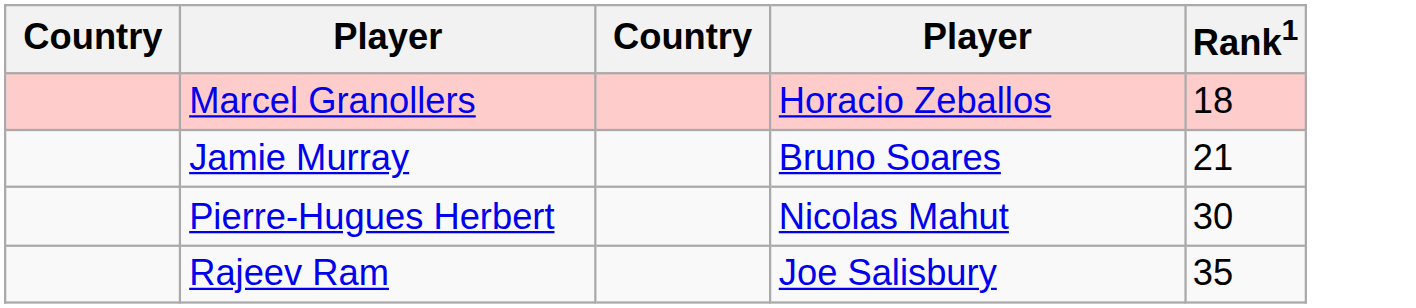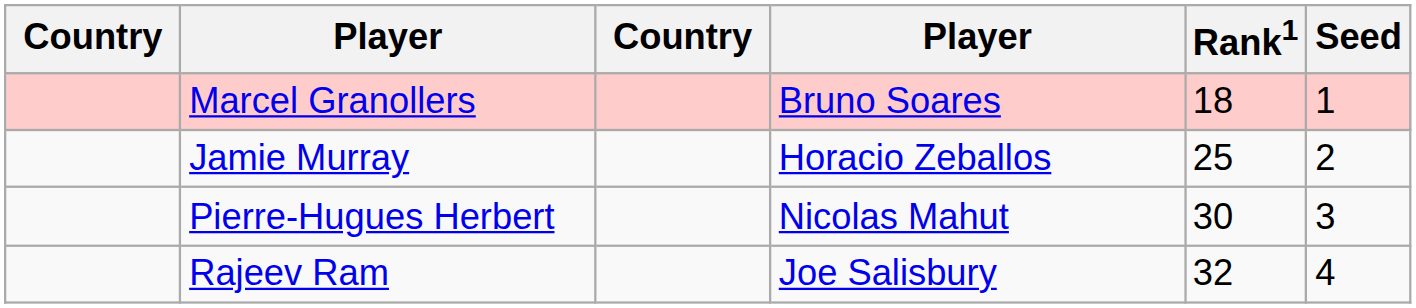+ column: (1359, 38)
(915, 100) Horacio Zeballos -> (890, 100) Bruno Soares
(890, 158) Bruno Soares -> (915, 158) Horacio Zeballos
(1213, 158) 21 -> (1213, 158) 25
(1213, 273) 35 -> (1213, 273) 32
